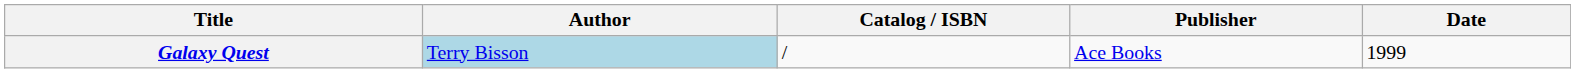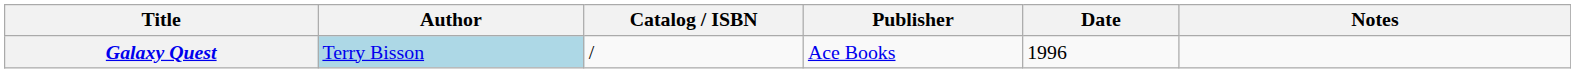+ column: (1375, 20)
(1386, 51) 1999 -> (1047, 51) 1996
